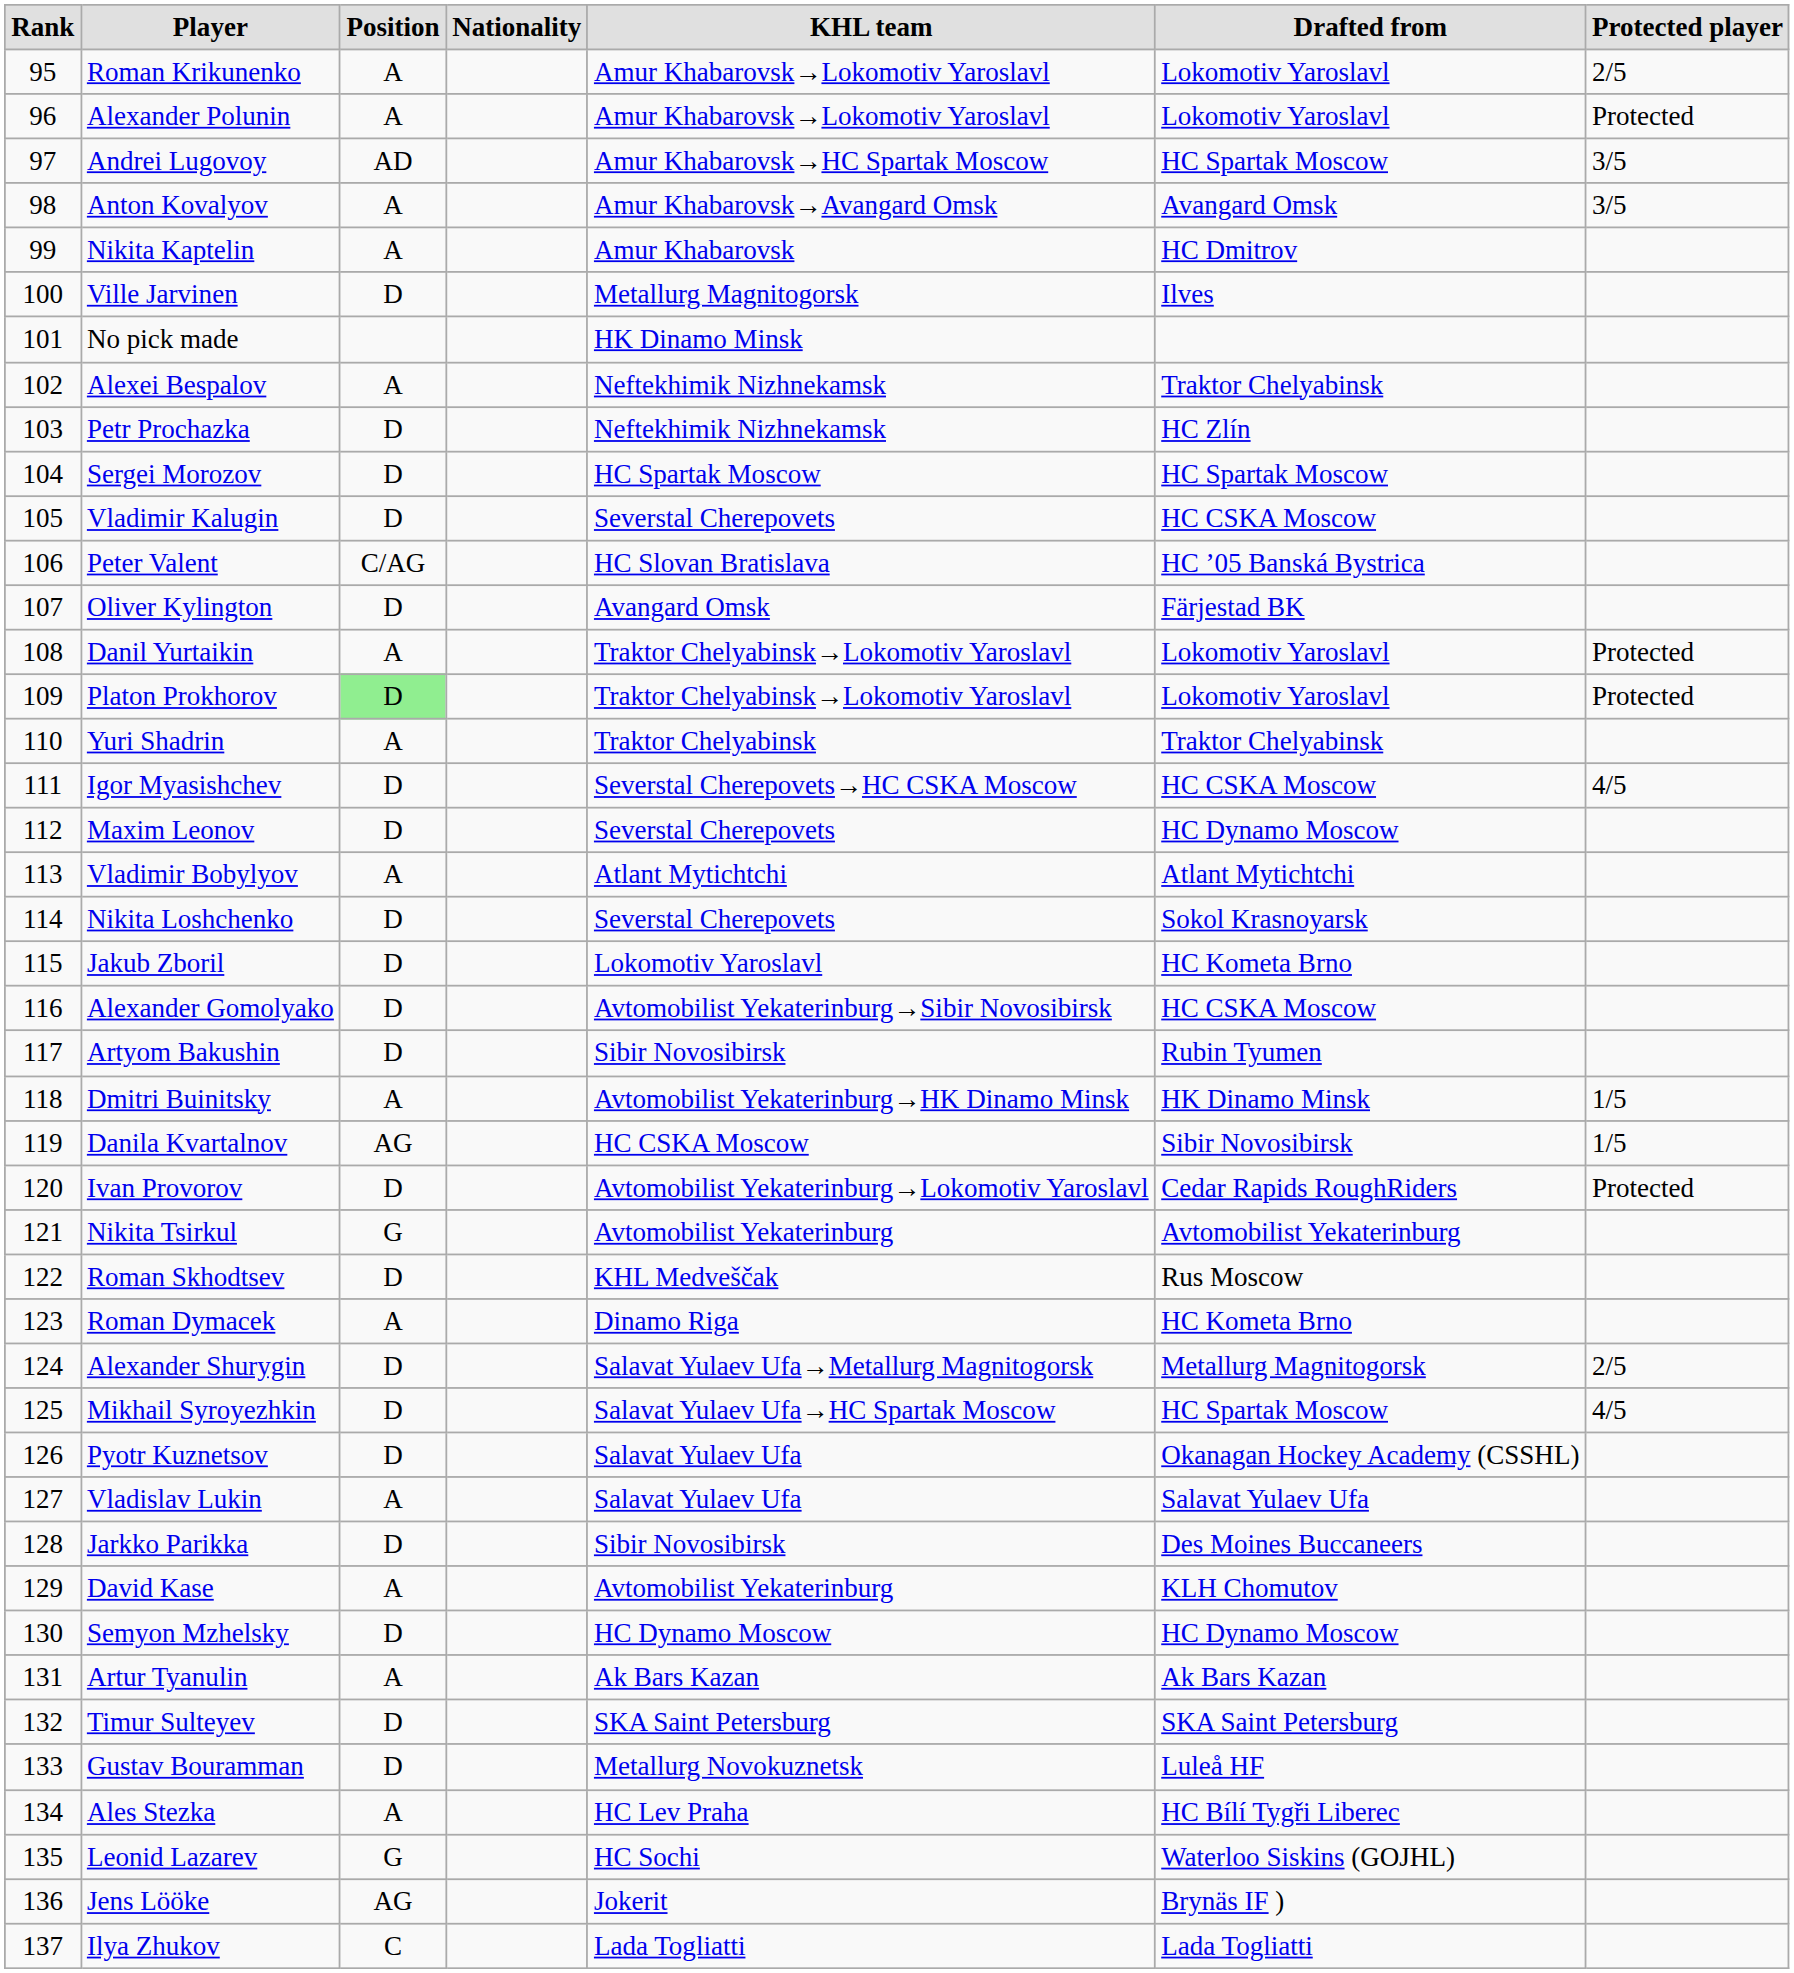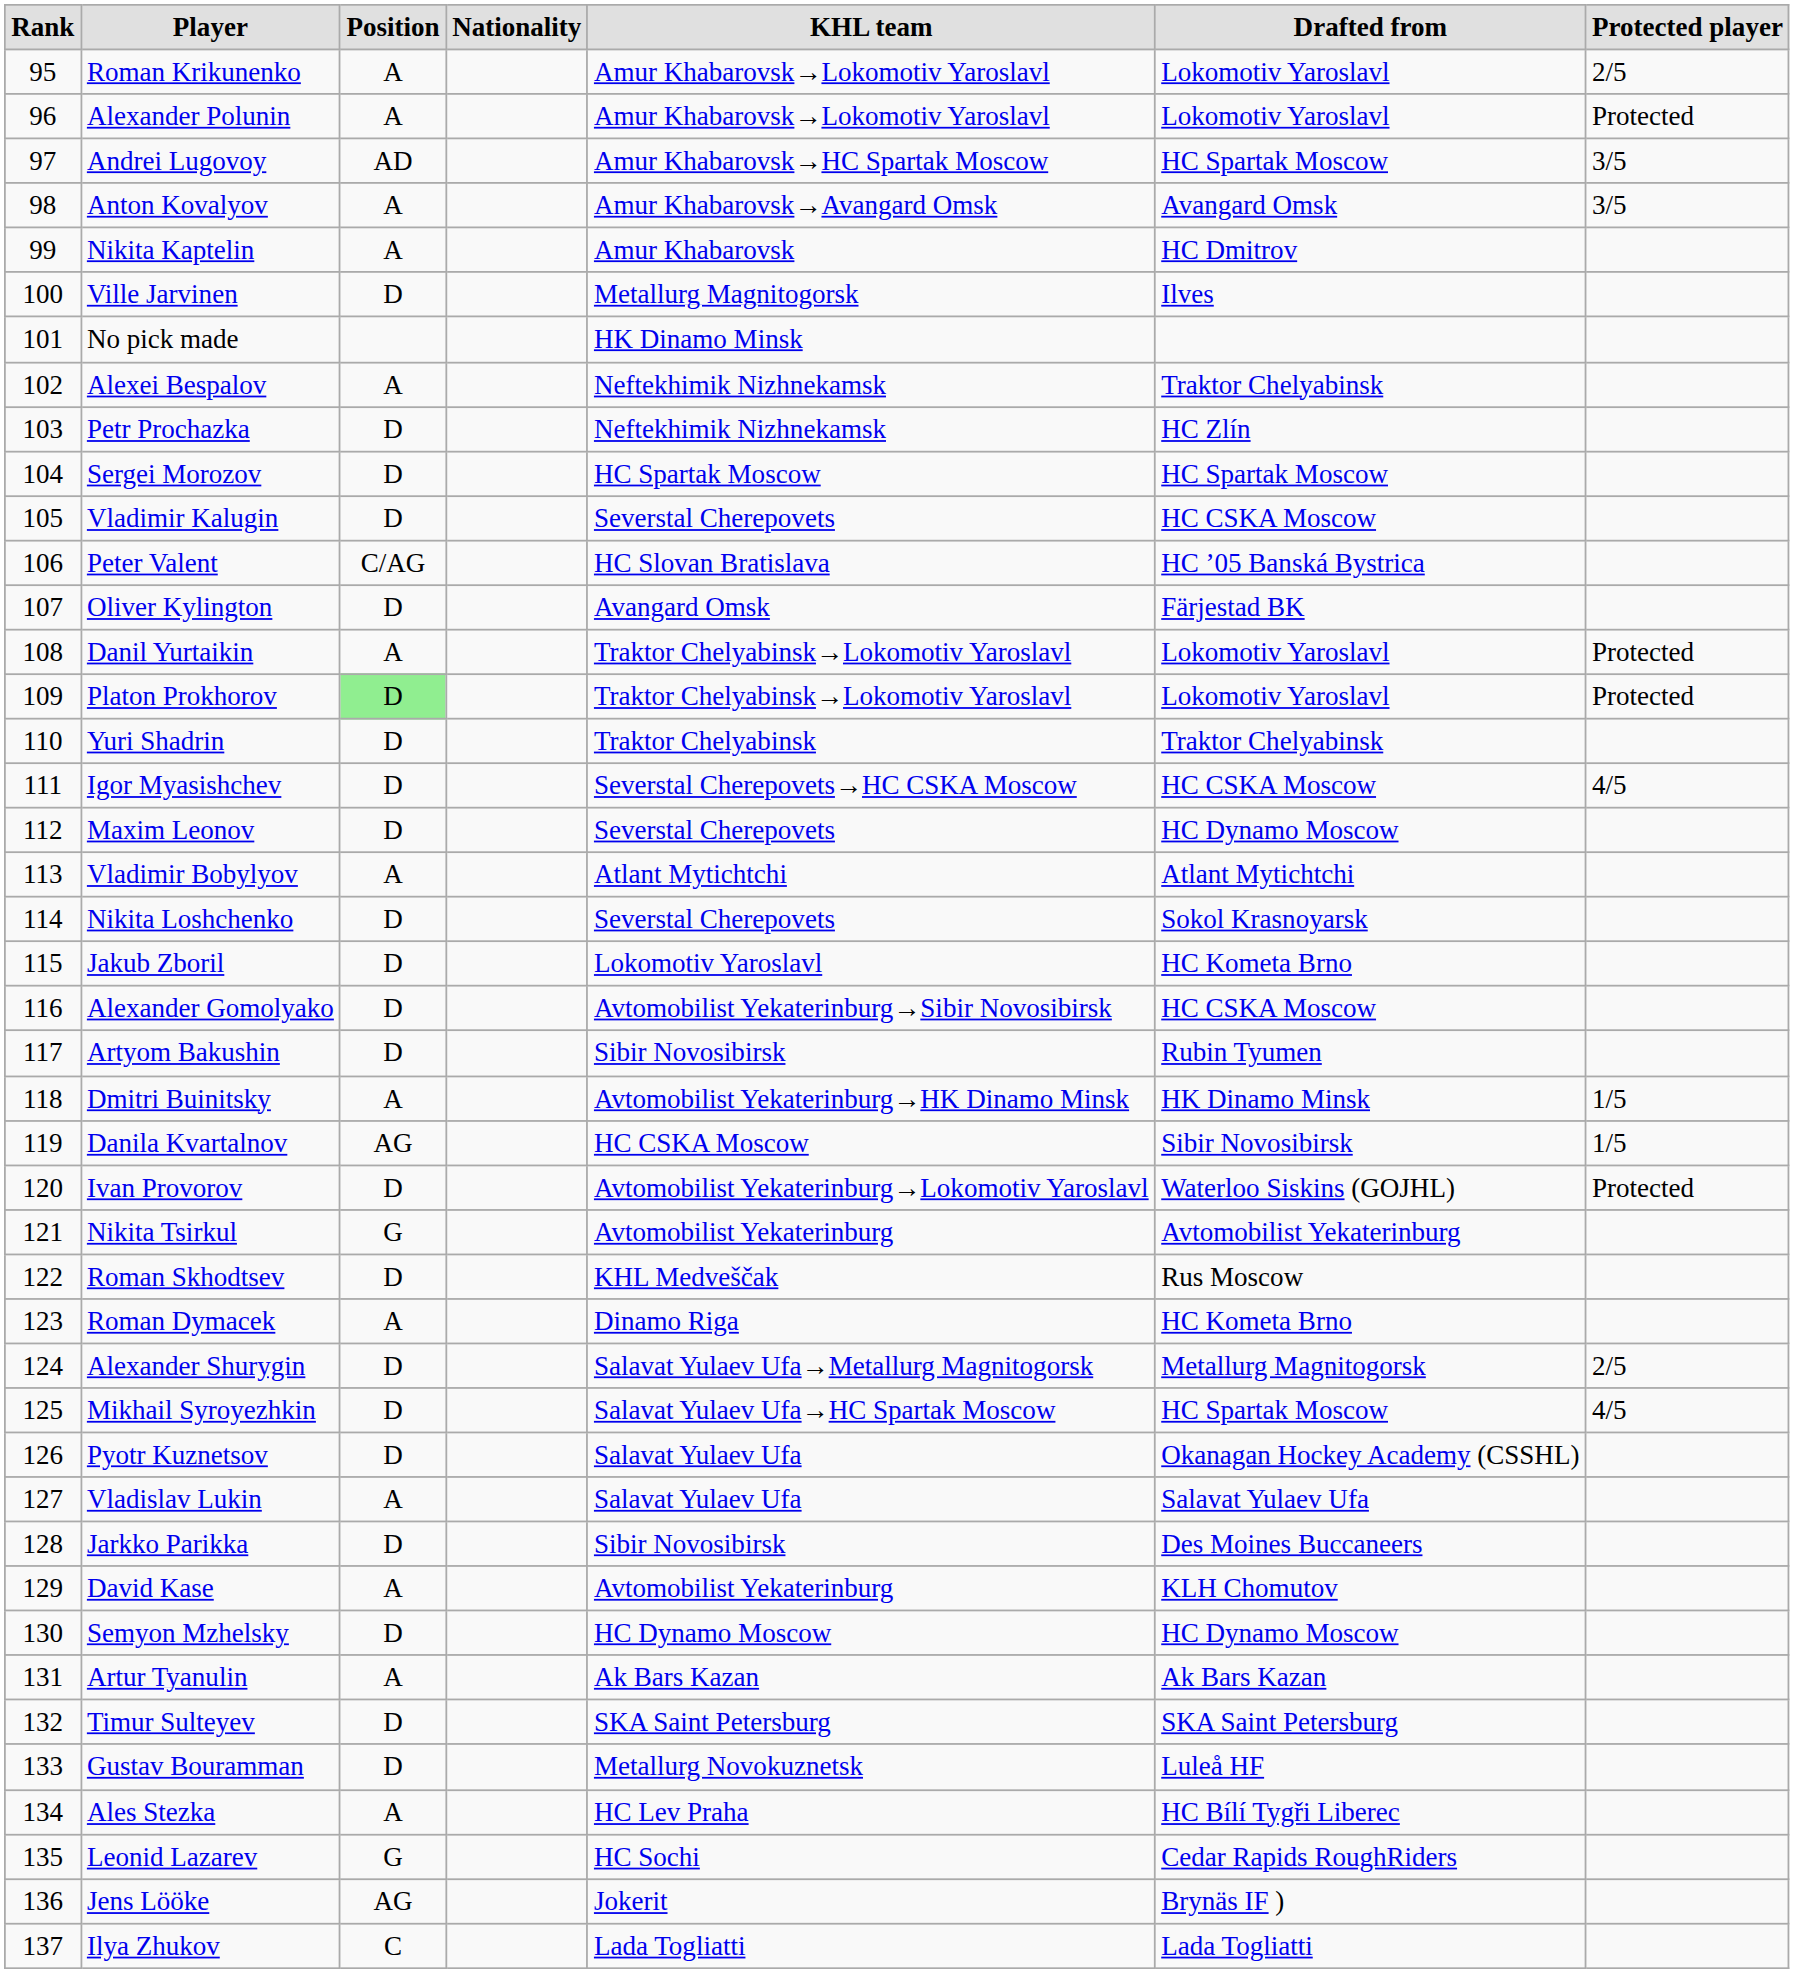(393, 740) A -> (393, 740) D
(1309, 1186) Cedar Rapids RoughRiders -> (1308, 1186) Waterloo Siskins (GOJHL)
(1308, 1856) Waterloo Siskins (GOJHL) -> (1309, 1856) Cedar Rapids RoughRiders
